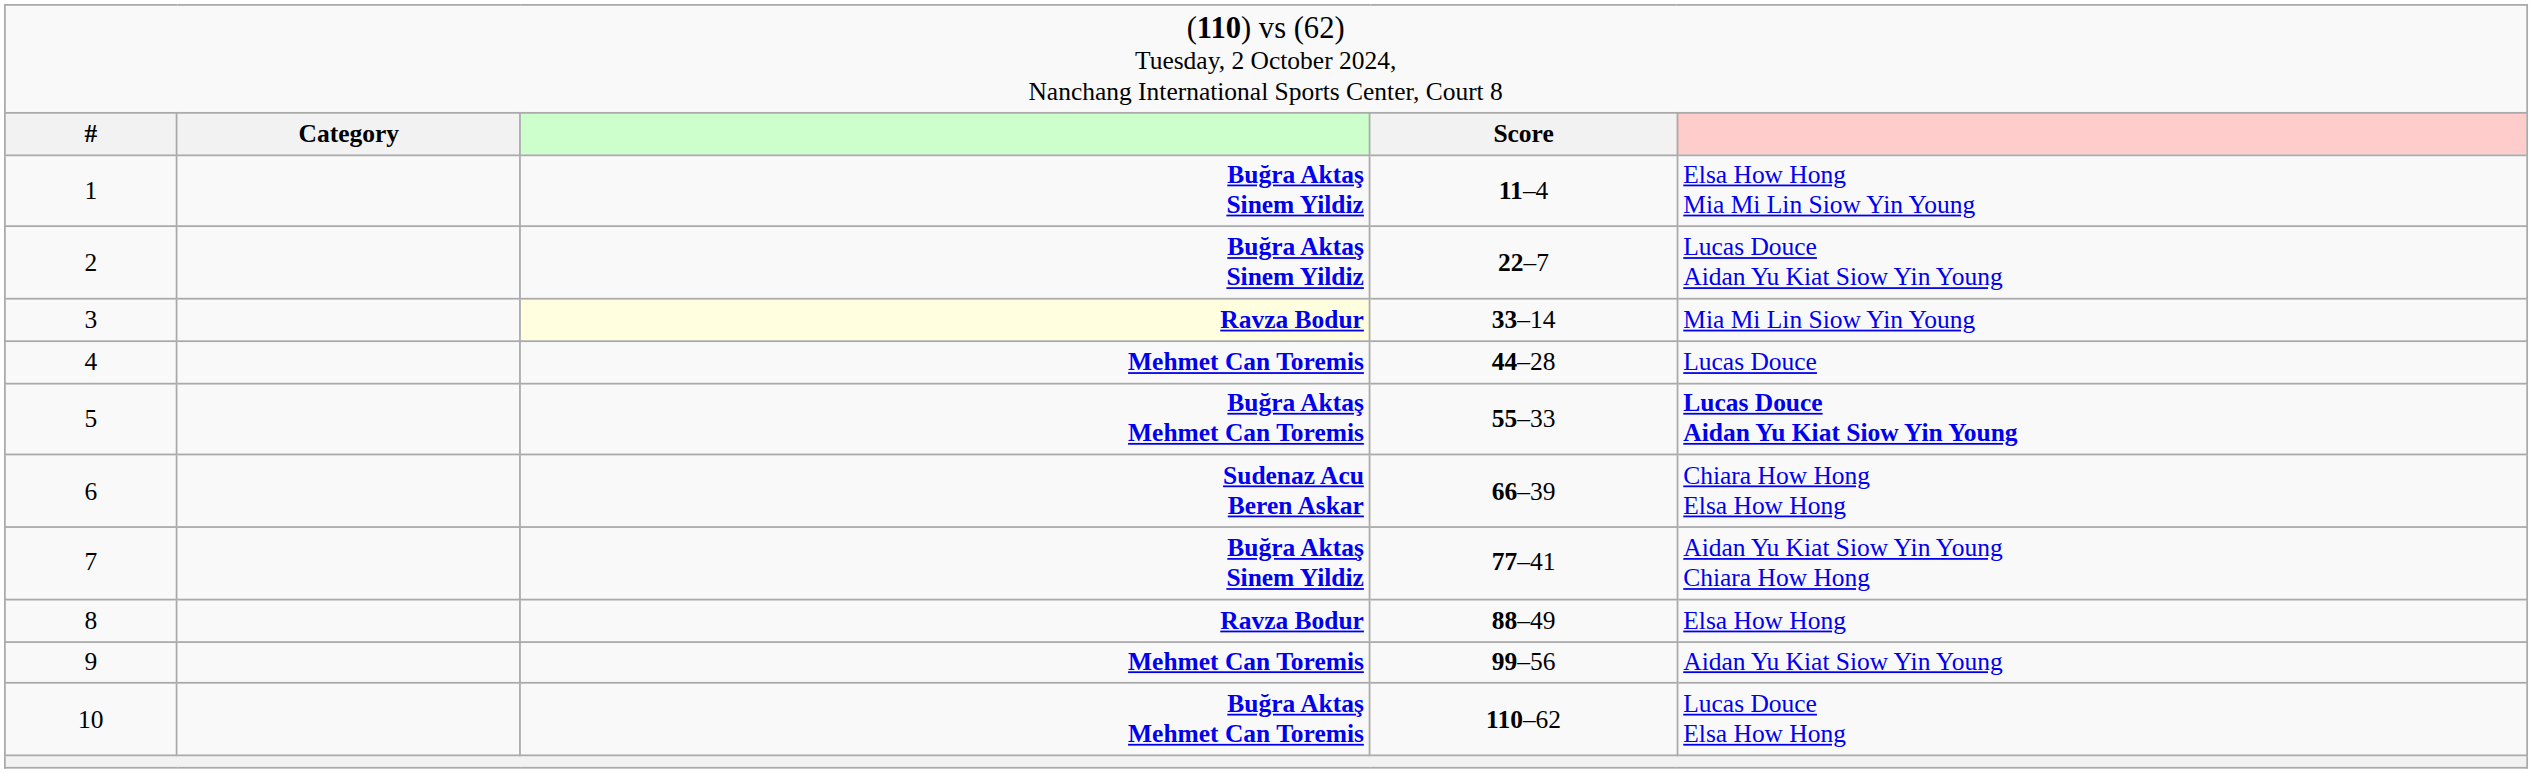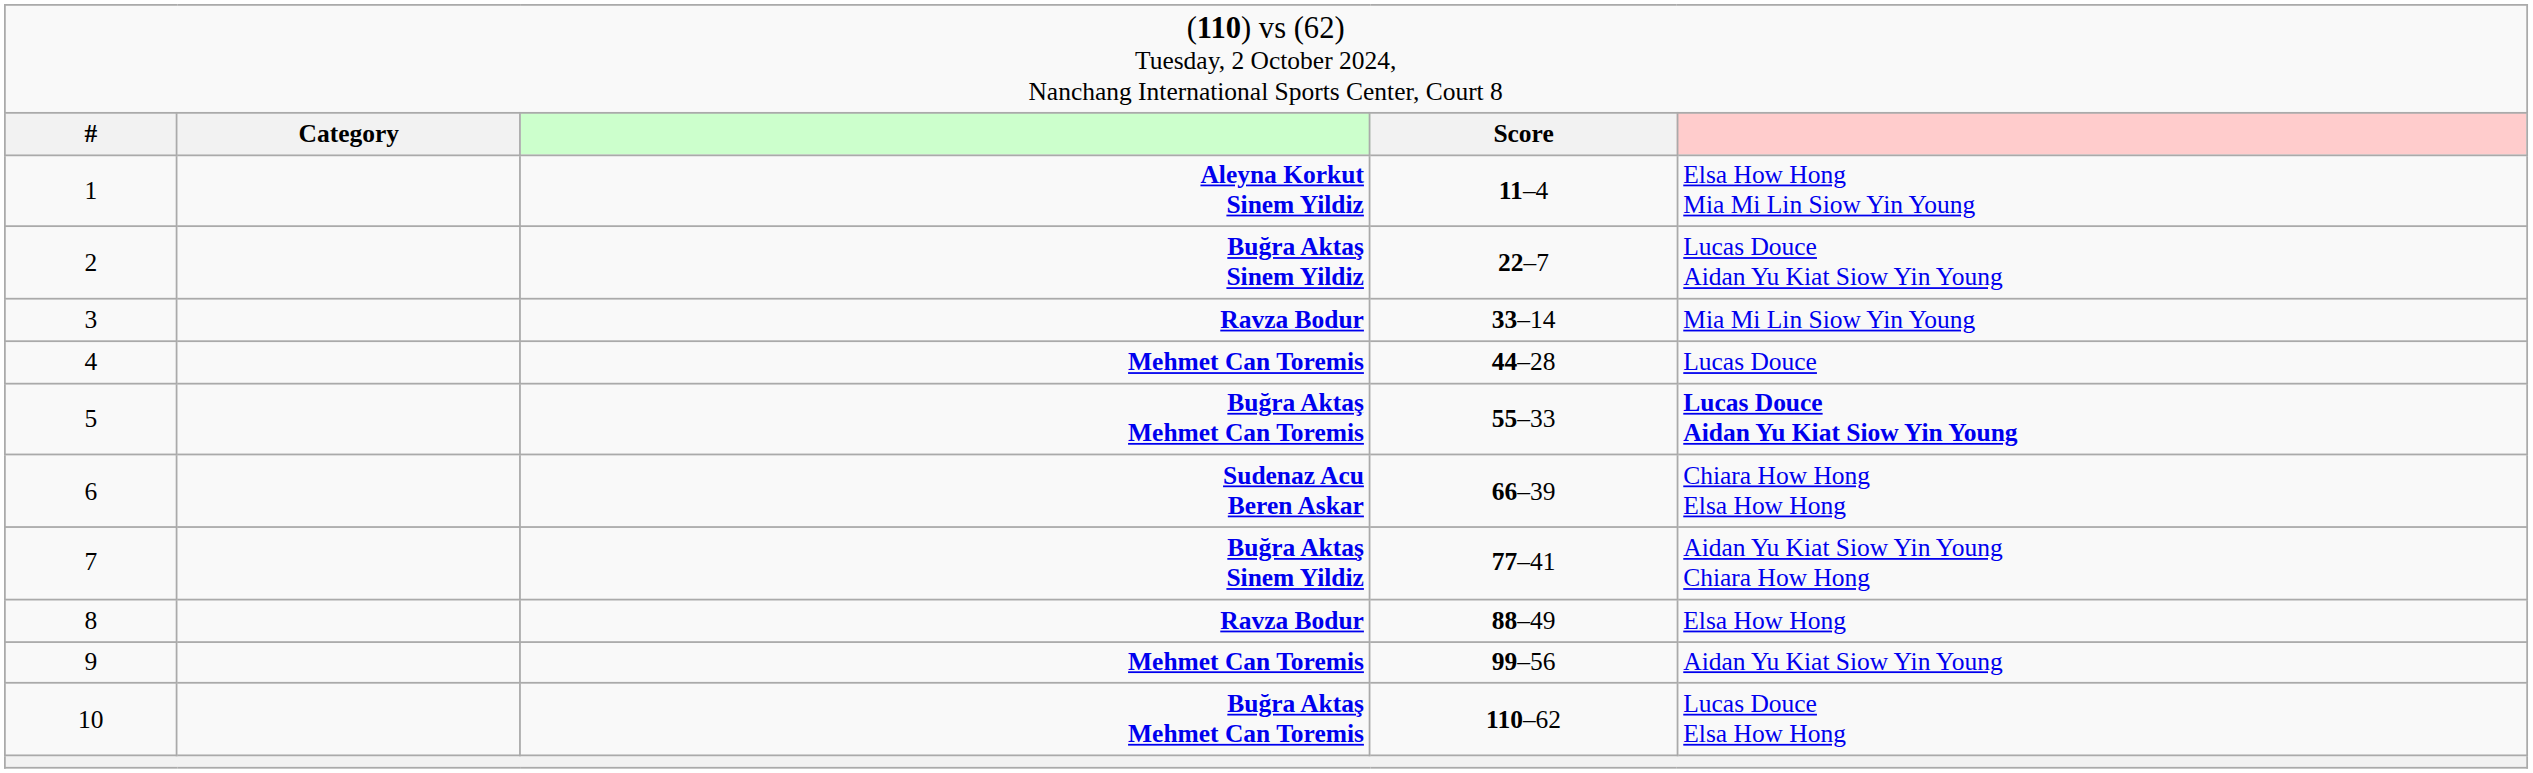(1295, 190) Buğra Aktaş Sinem Yildiz -> (1282, 190) Aleyna Korkut Sinem Yildiz
(1292, 319) lightyellow background -> (1292, 319) no background
